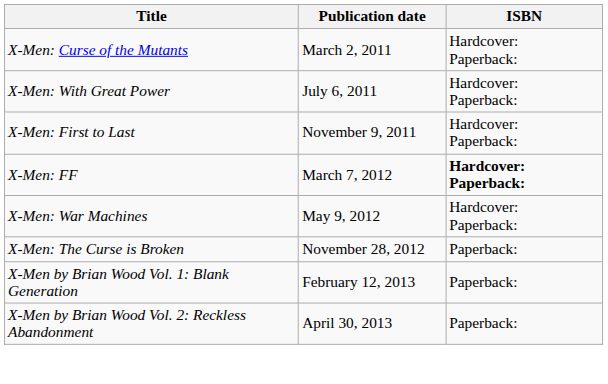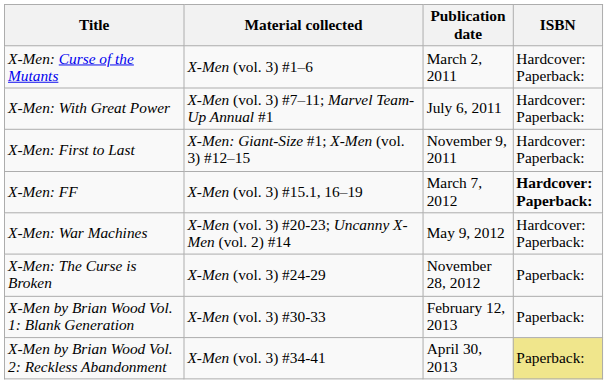+ column: (304, 25)
(483, 323) no background -> (550, 358) khaki background
